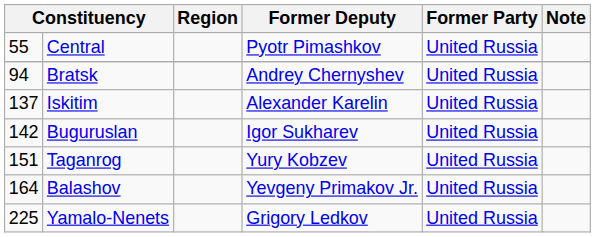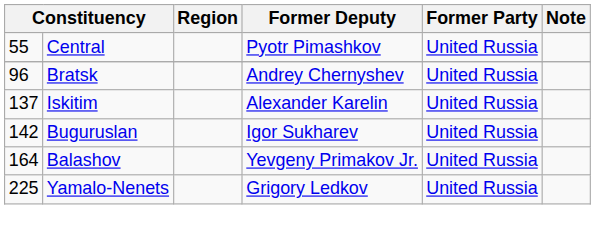(19, 75) 94 -> (19, 75) 96
- row: (84, 160)
